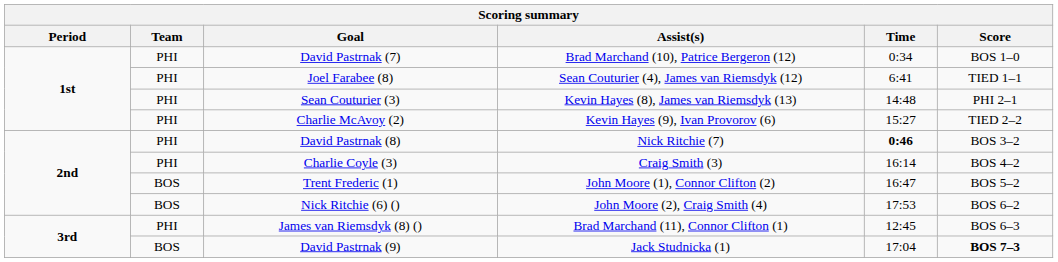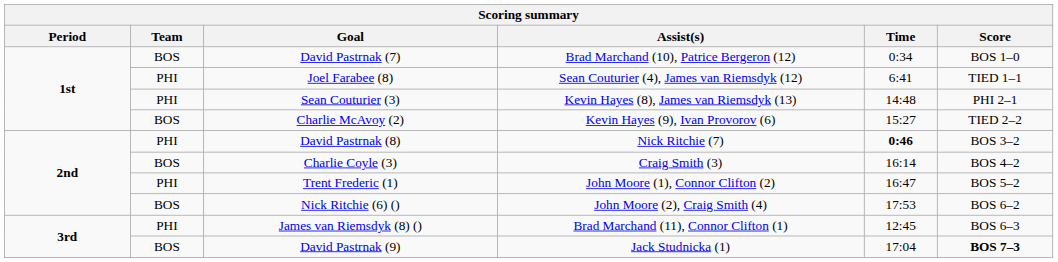(167, 57) PHI -> (167, 57) BOS
(167, 120) PHI -> (167, 120) BOS
(167, 162) PHI -> (167, 162) BOS
(167, 183) BOS -> (167, 183) PHI
